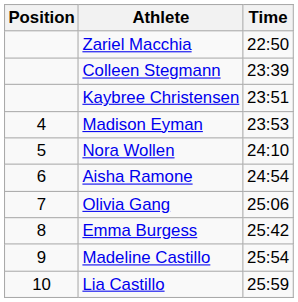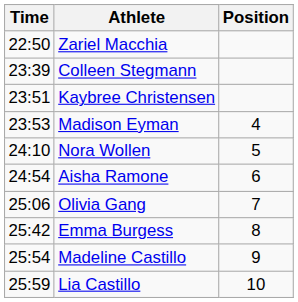columns swapped: (42, 17) <-> (268, 17)
